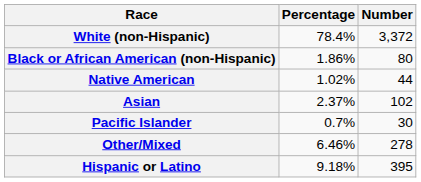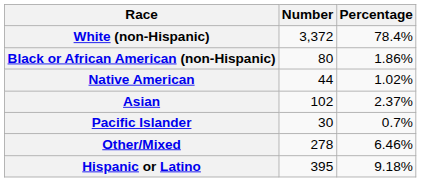columns swapped: (387, 15) <-> (319, 15)
